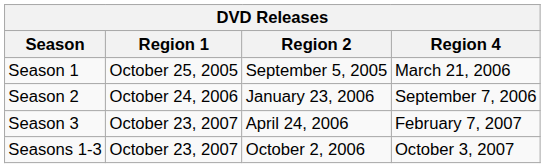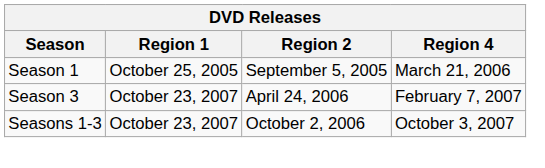- row: (44, 96)
